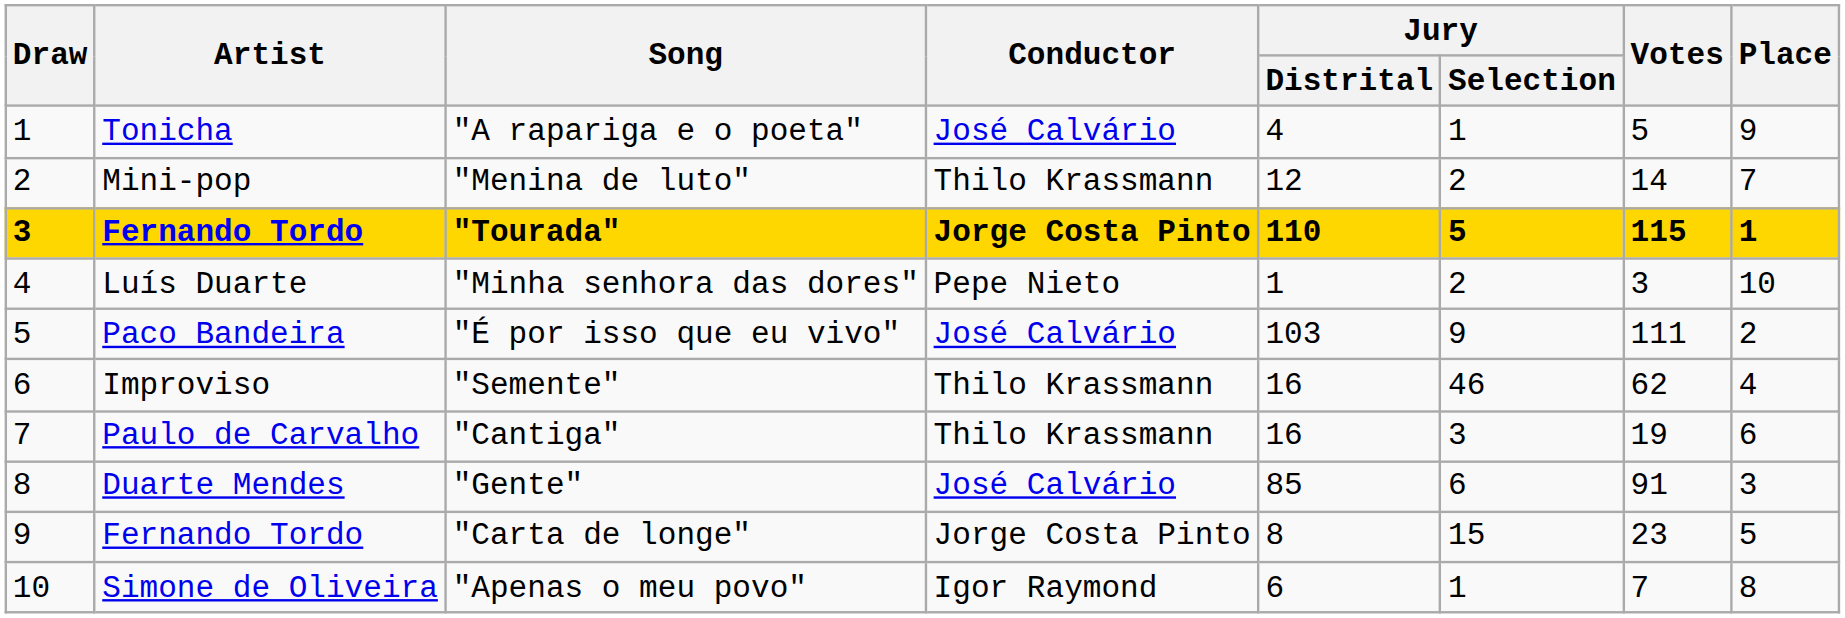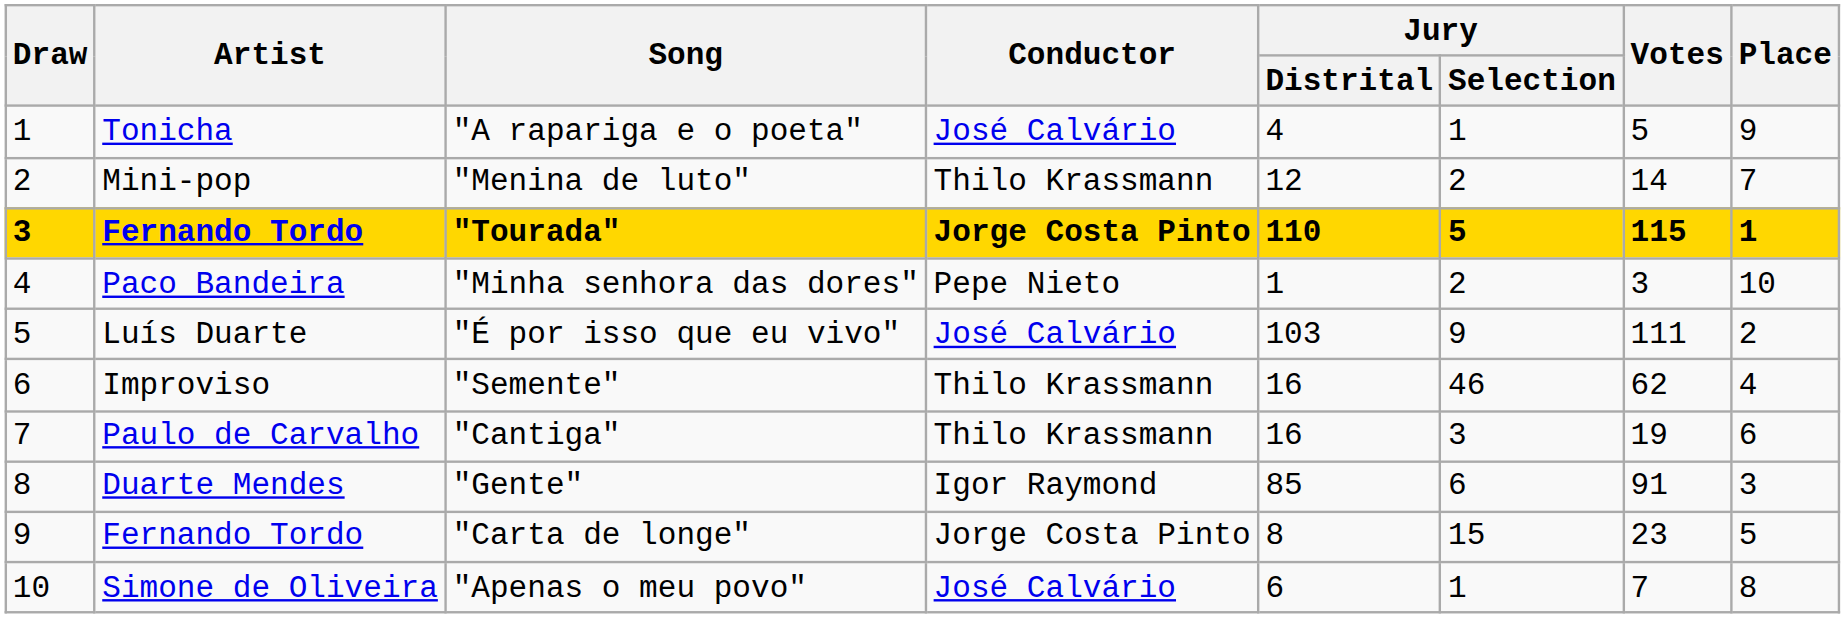(205, 284) Luís Duarte -> (223, 284) Paco Bandeira
(223, 334) Paco Bandeira -> (205, 334) Luís Duarte
(1055, 486) José Calvário -> (1046, 486) Igor Raymond
(1046, 588) Igor Raymond -> (1055, 588) José Calvário
